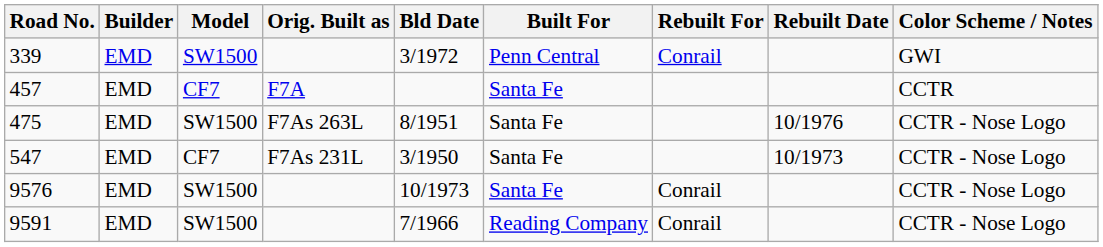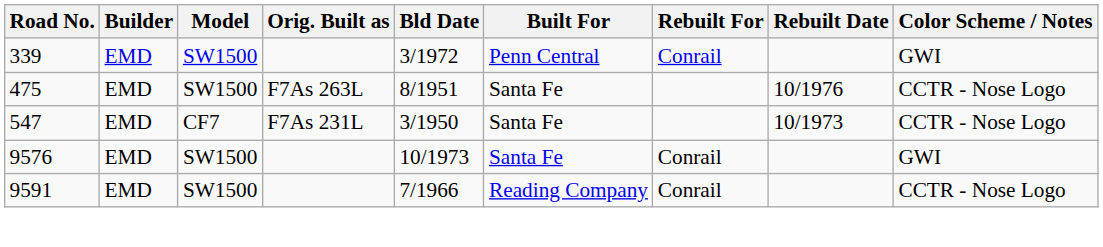- row: (26, 88)
(982, 190) CCTR - Nose Logo -> (920, 156) GWI
